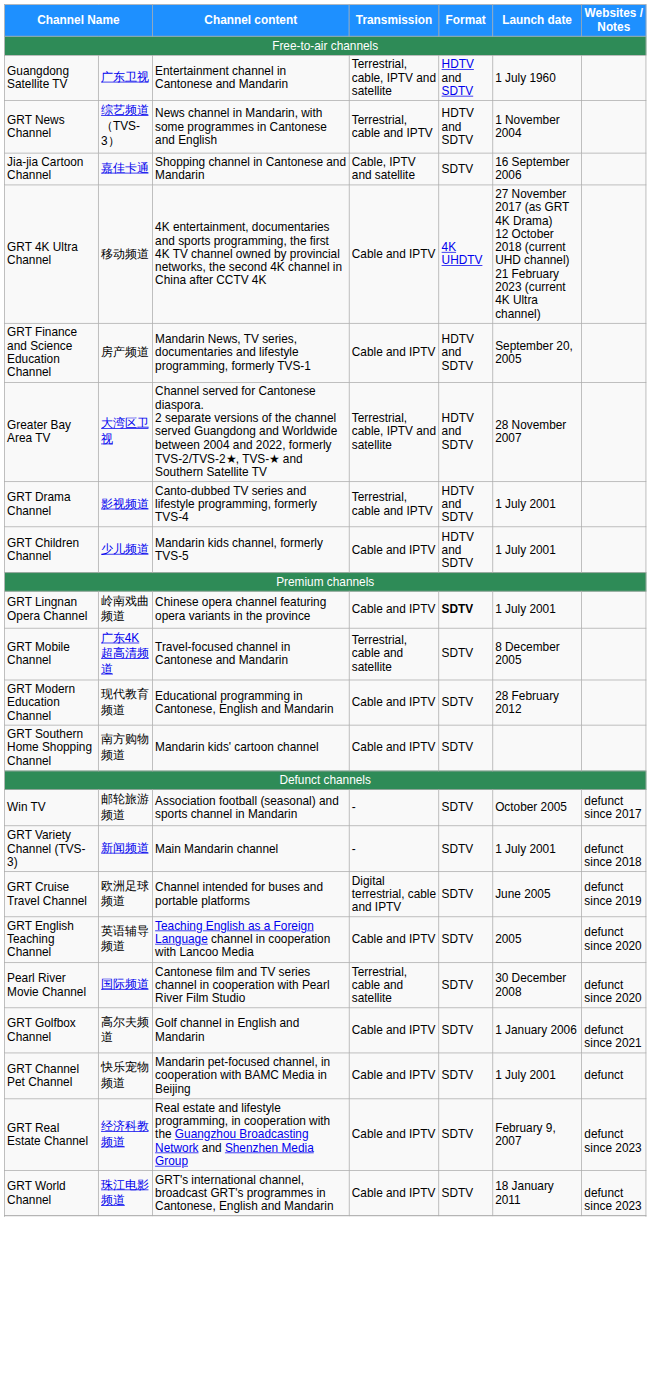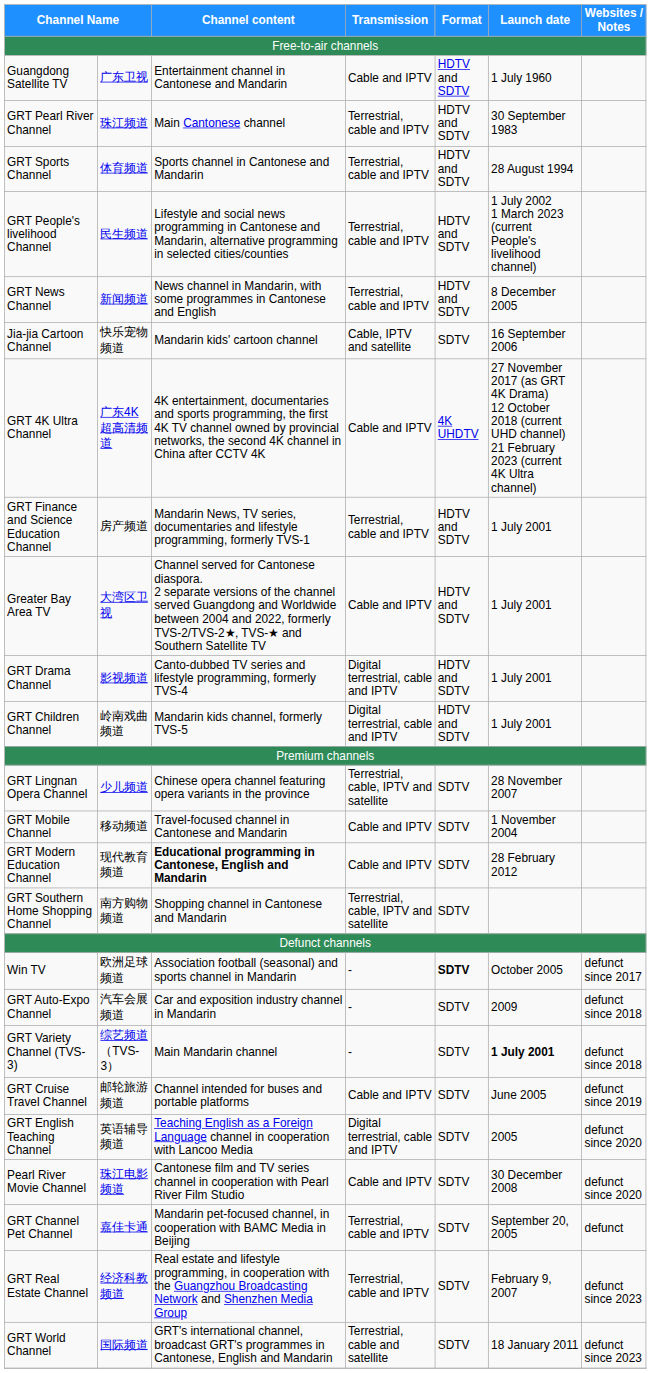(394, 78) Terrestrial, cable, IPTV and satellite -> (390, 78) Cable and IPTV
+ row: (50, 123)
+ row: (38, 168)
+ row: (44, 234)
(125, 126) 综艺频道（TVS-3） -> (124, 299) 新闻频道
(527, 126) 1 November 2004 -> (523, 299) 8 December 2005
(125, 168) 嘉佳卡通 -> (124, 340) 快乐宠物频道
(251, 168) Shopping channel in Cantonese and Mandarin -> (236, 340) Mandarin kids' cartoon channel
(125, 253) 移动频道 -> (124, 427) 广东4K超高清频道
(394, 352) Cable and IPTV -> (388, 526) Terrestrial, cable and IPTV
(534, 352) September 20, 2005 -> (521, 526) 1 July 2001
(394, 432) Terrestrial, cable, IPTV and satellite -> (390, 606) Cable and IPTV
(531, 432) 28 November 2007 -> (521, 606) 1 July 2001
(392, 504) Terrestrial, cable and IPTV -> (390, 678) Digital terrestrial, cable and IPTV
(125, 549) 少儿频道 -> (124, 723) 岭南戏曲频道
(394, 549) Cable and IPTV -> (390, 723) Digital terrestrial, cable and IPTV
(125, 609) 岭南戏曲频道 -> (124, 787) 少儿频道
(394, 609) Cable and IPTV -> (390, 788) Terrestrial, cable, IPTV and satellite
(457, 609) bold -> (454, 788) normal
(525, 609) 1 July 2001 -> (527, 788) 28 November 2007
(125, 653) 广东4K超高清频道 -> (124, 826) 移动频道
(379, 653) Terrestrial, cable and satellite -> (390, 826) Cable and IPTV
(527, 653) 8 December 2005 -> (523, 826) 1 November 2004
(244, 702) normal -> (234, 865) bold
(237, 748) Mandarin kids' cartoon channel -> (238, 911) Shopping channel in Cantonese and Mandarin
(394, 748) Cable and IPTV -> (390, 911) Terrestrial, cable, IPTV and satellite
(125, 807) 邮轮旅游频道 -> (124, 970) 欧洲足球频道
(457, 807) normal -> (454, 970) bold
+ row: (48, 1007)
(125, 848) 新闻频道 -> (124, 1051) 综艺频道（TVS-3）
(525, 848) normal -> (523, 1051) bold
(125, 893) 欧洲足球频道 -> (124, 1095) 邮轮旅游频道
(394, 894) Digital terrestrial, cable and IPTV -> (390, 1095) Cable and IPTV
(394, 939) Cable and IPTV -> (390, 1136) Digital terrestrial, cable and IPTV
(125, 984) 国际频道 -> (124, 1181) 珠江电影频道
(379, 985) Terrestrial, cable and satellite -> (390, 1182) Cable and IPTV
- row: (41, 1030)
(125, 1075) 快乐宠物频道 -> (124, 1227) 嘉佳卡通
(394, 1075) Cable and IPTV -> (388, 1227) Terrestrial, cable and IPTV
(525, 1075) 1 July 2001 -> (530, 1227) September 20, 2005
(394, 1134) Cable and IPTV -> (388, 1286) Terrestrial, cable and IPTV
(125, 1193) 珠江电影频道 -> (124, 1344) 国际频道
(394, 1193) Cable and IPTV -> (376, 1345) Terrestrial, cable and satellite
